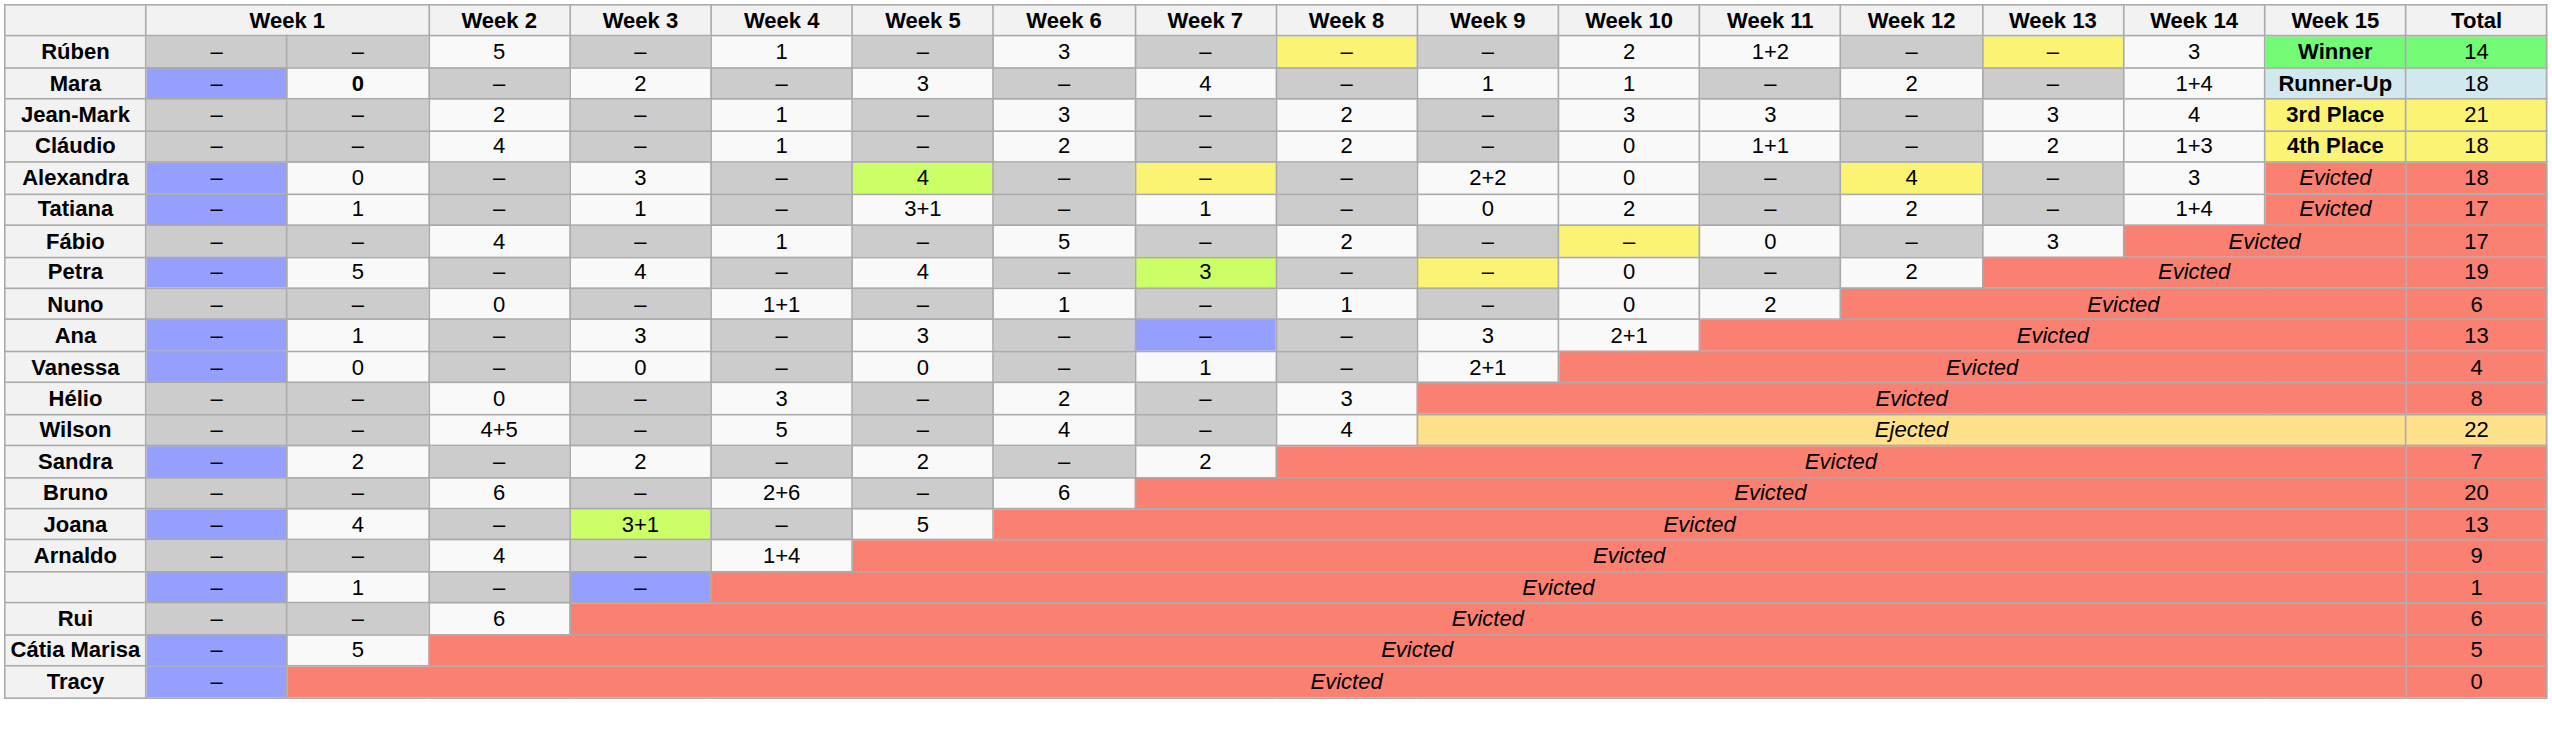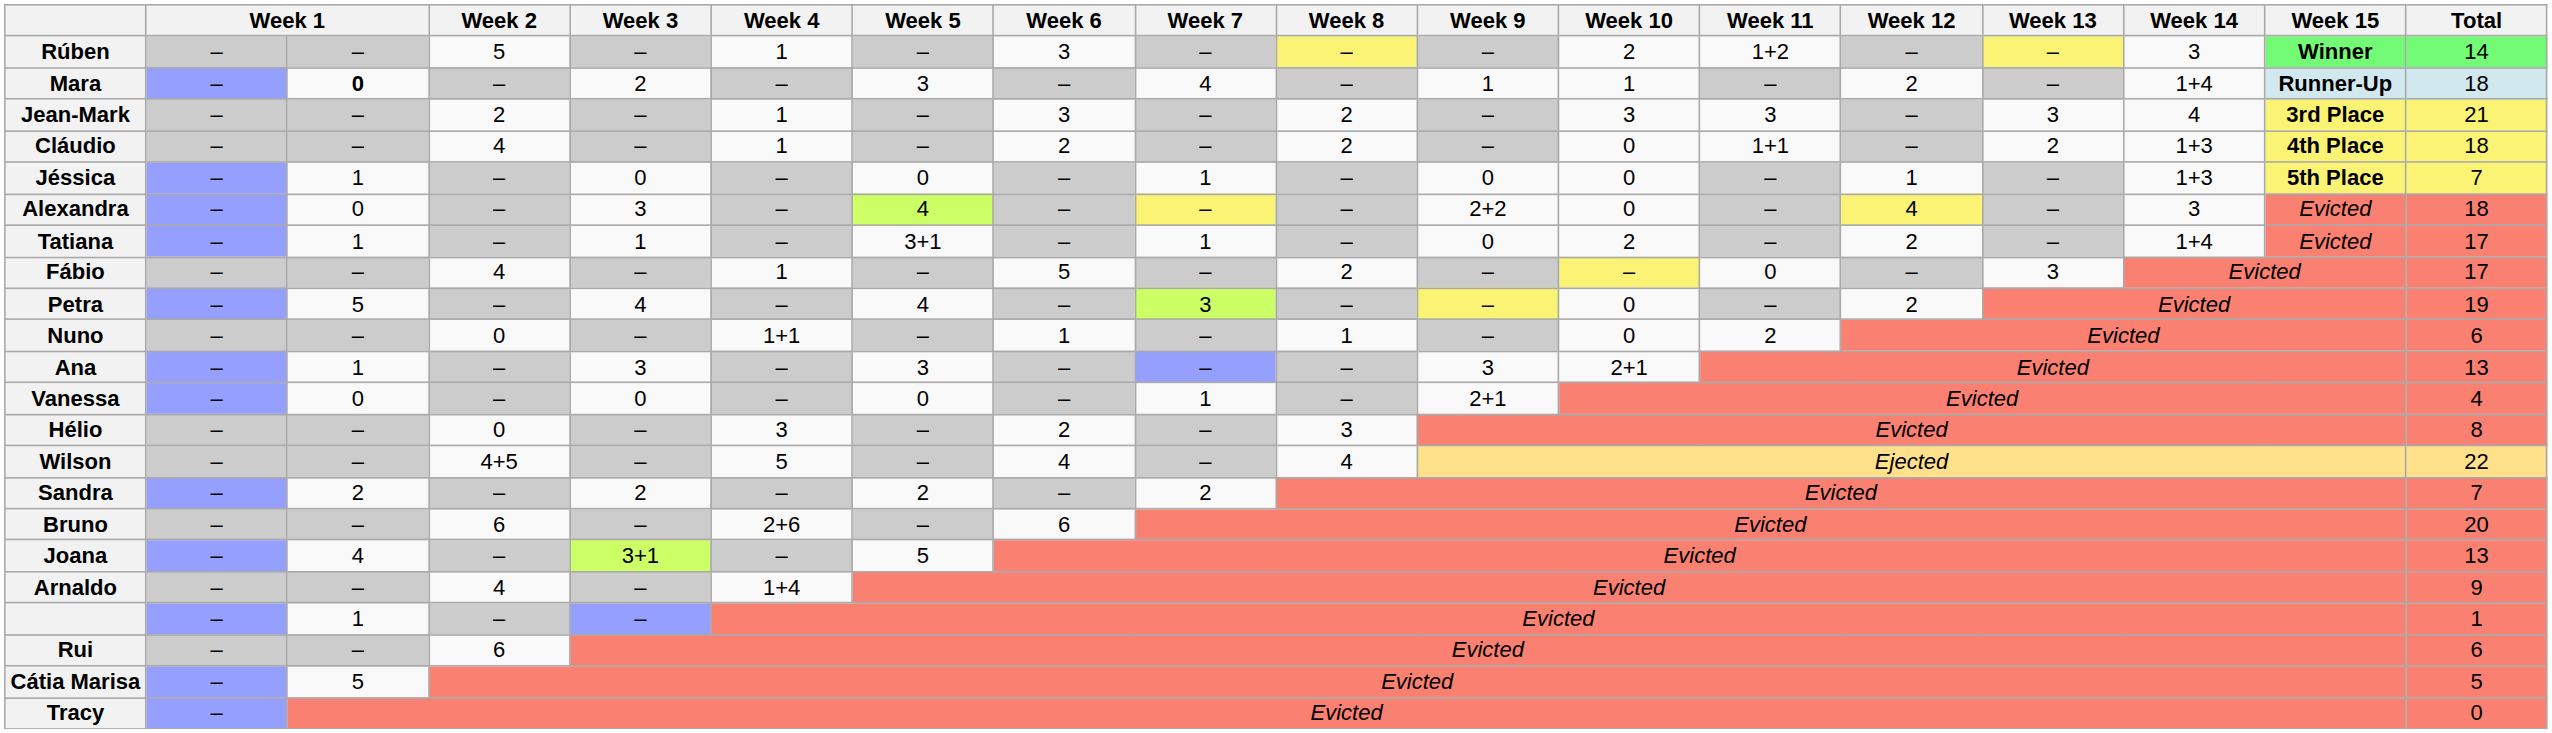+ row: (75, 178)
